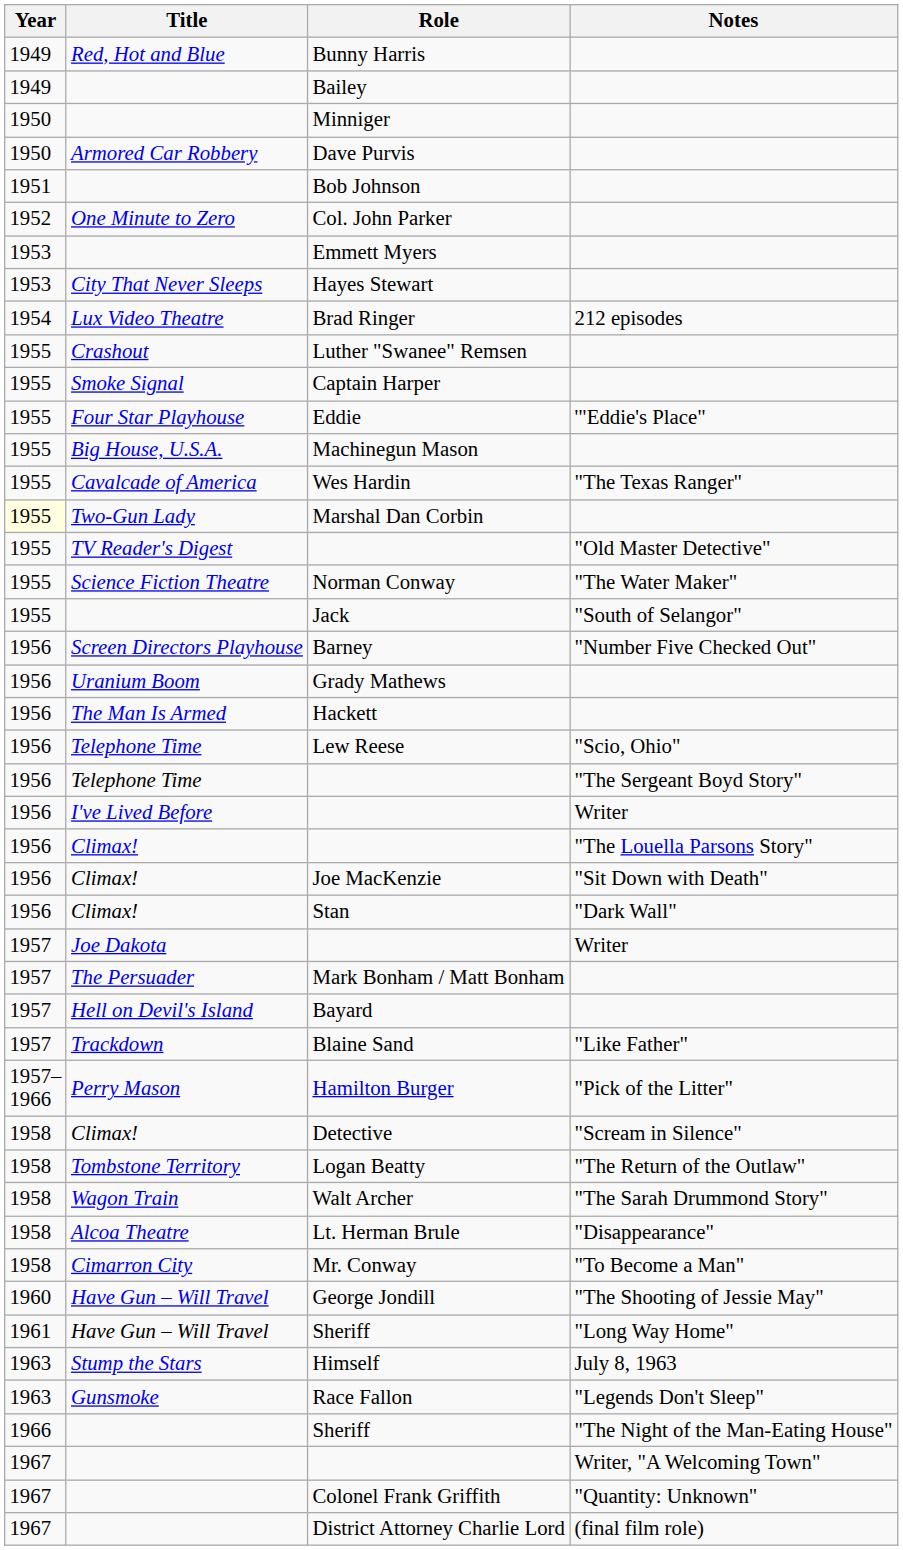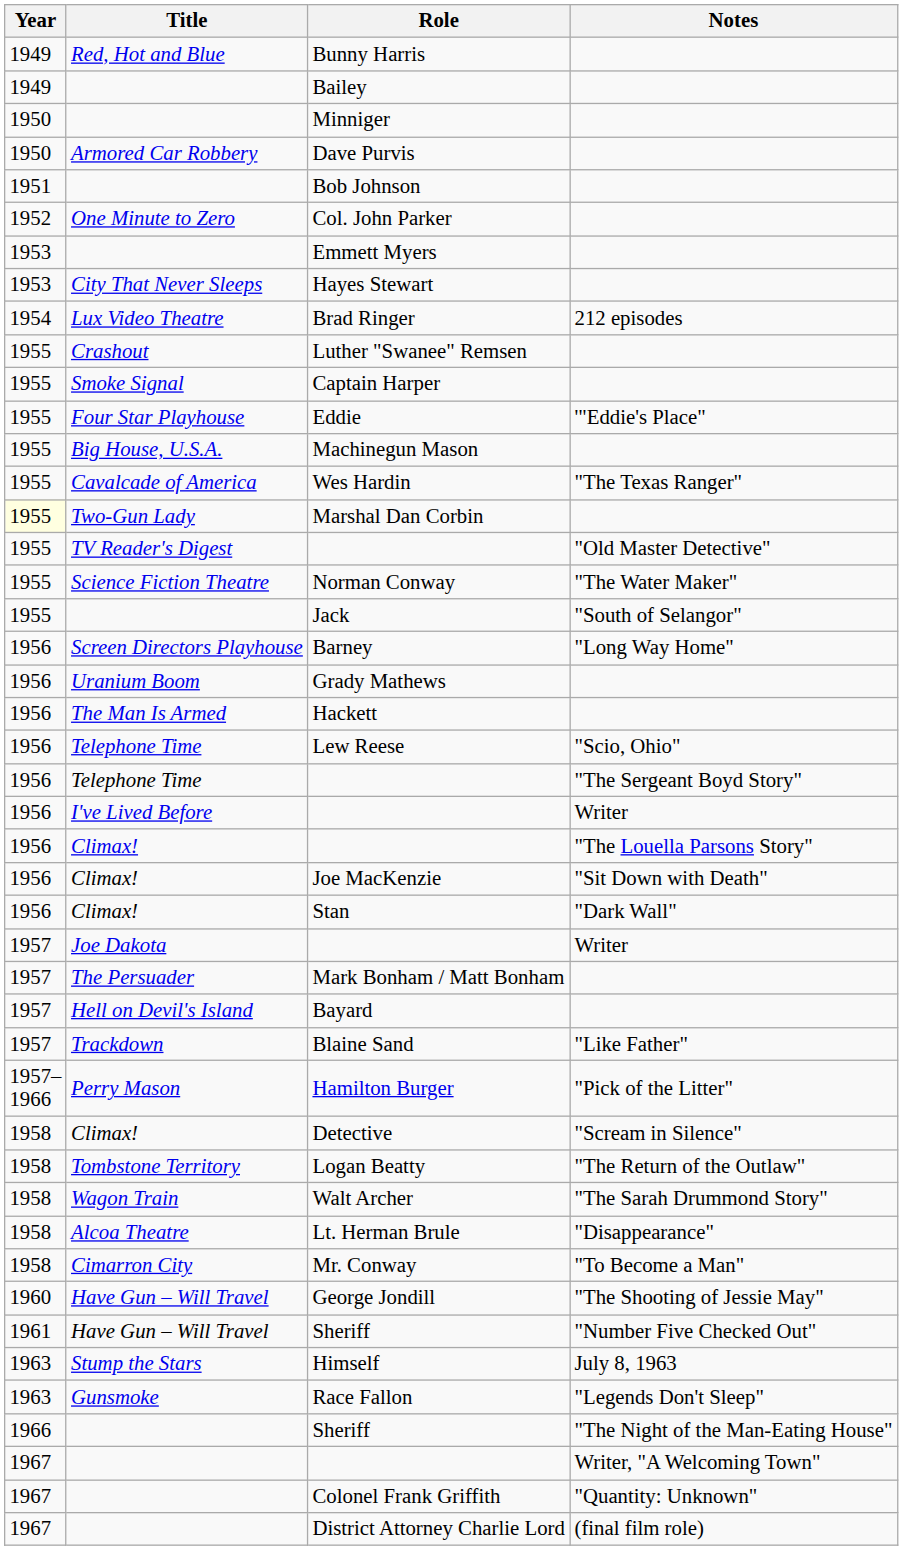(695, 647) "Number Five Checked Out" -> (654, 647) "Long Way Home"
(654, 1330) "Long Way Home" -> (695, 1330) "Number Five Checked Out"
